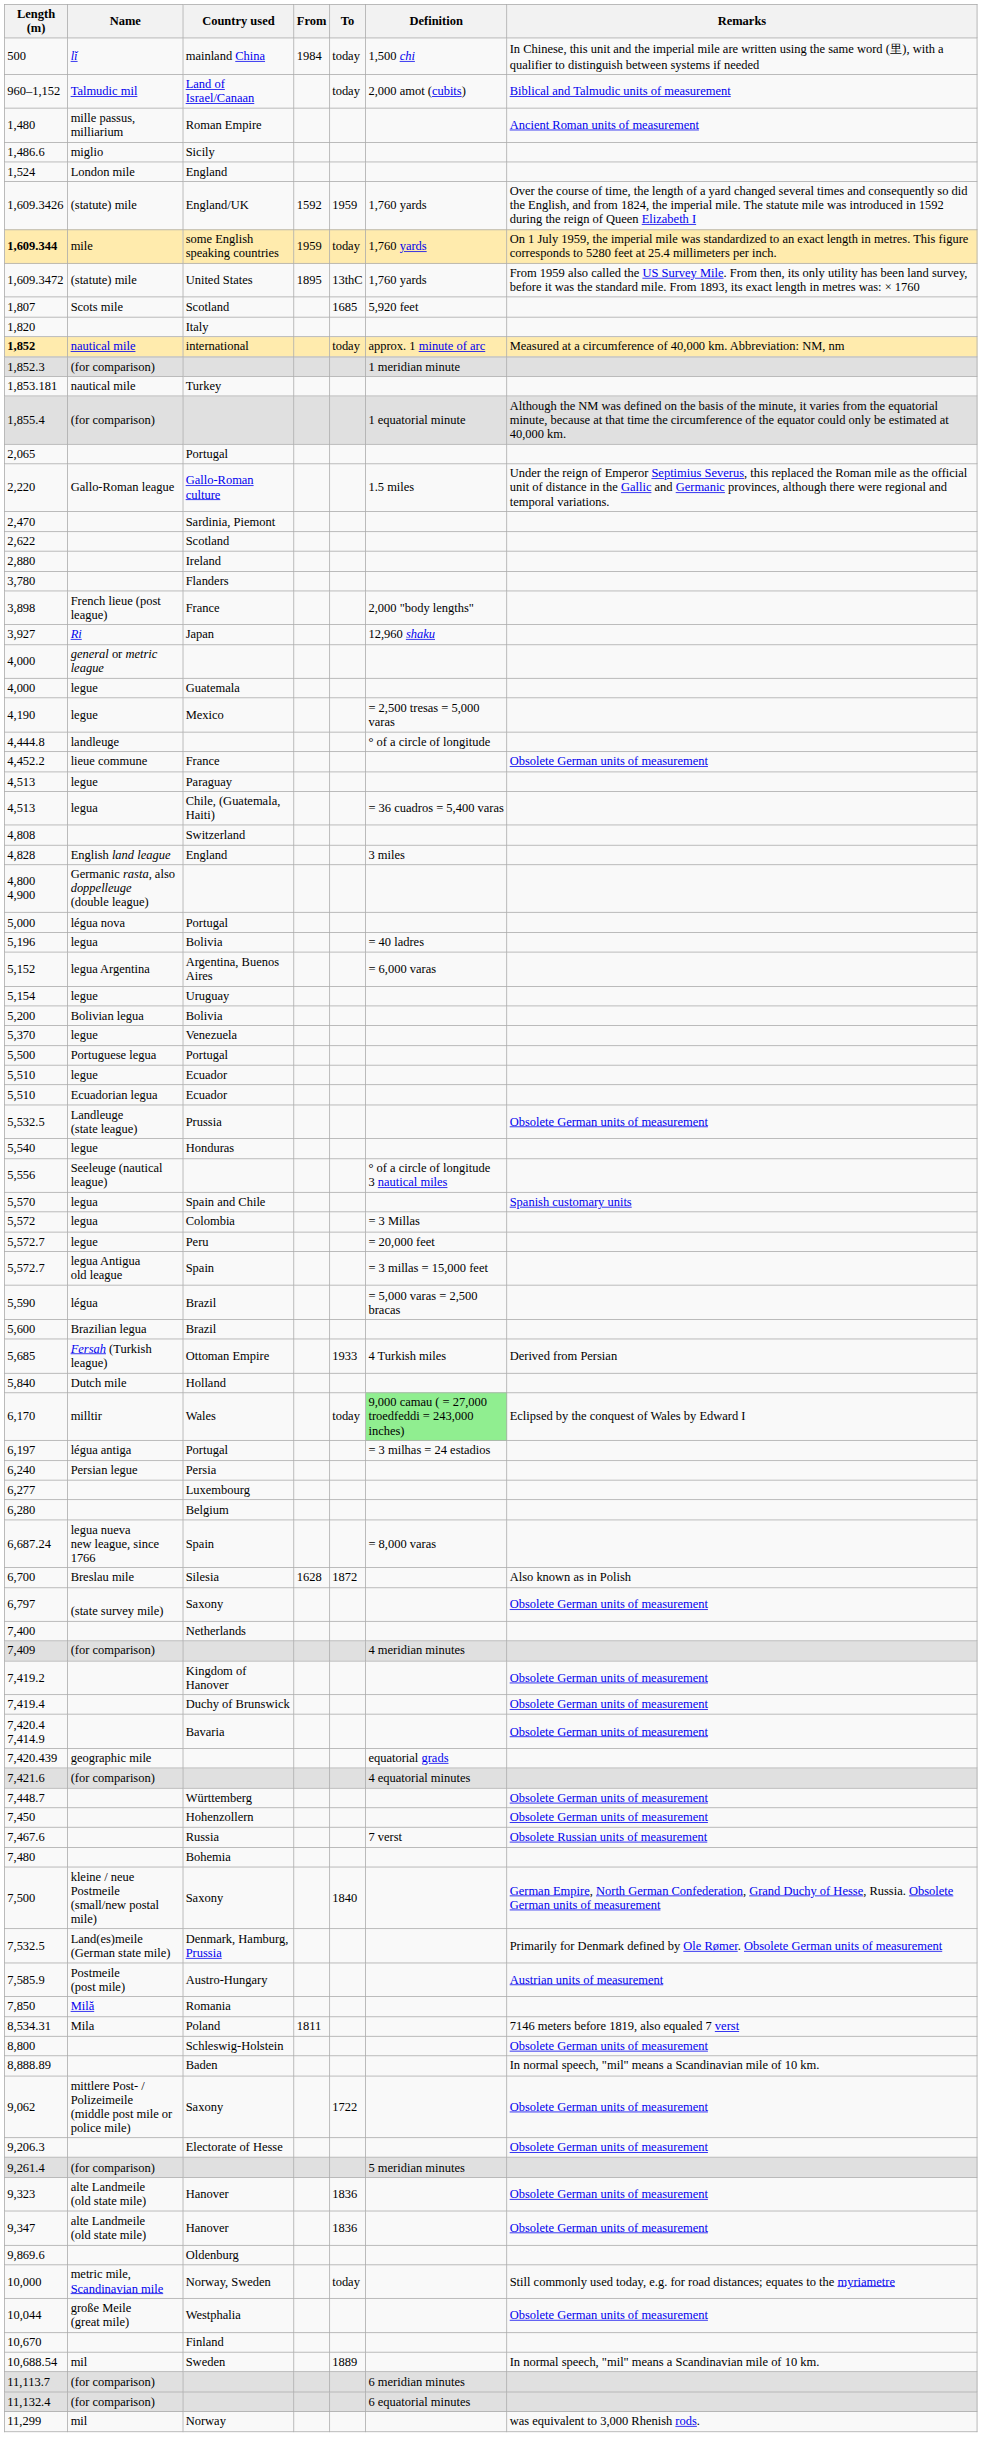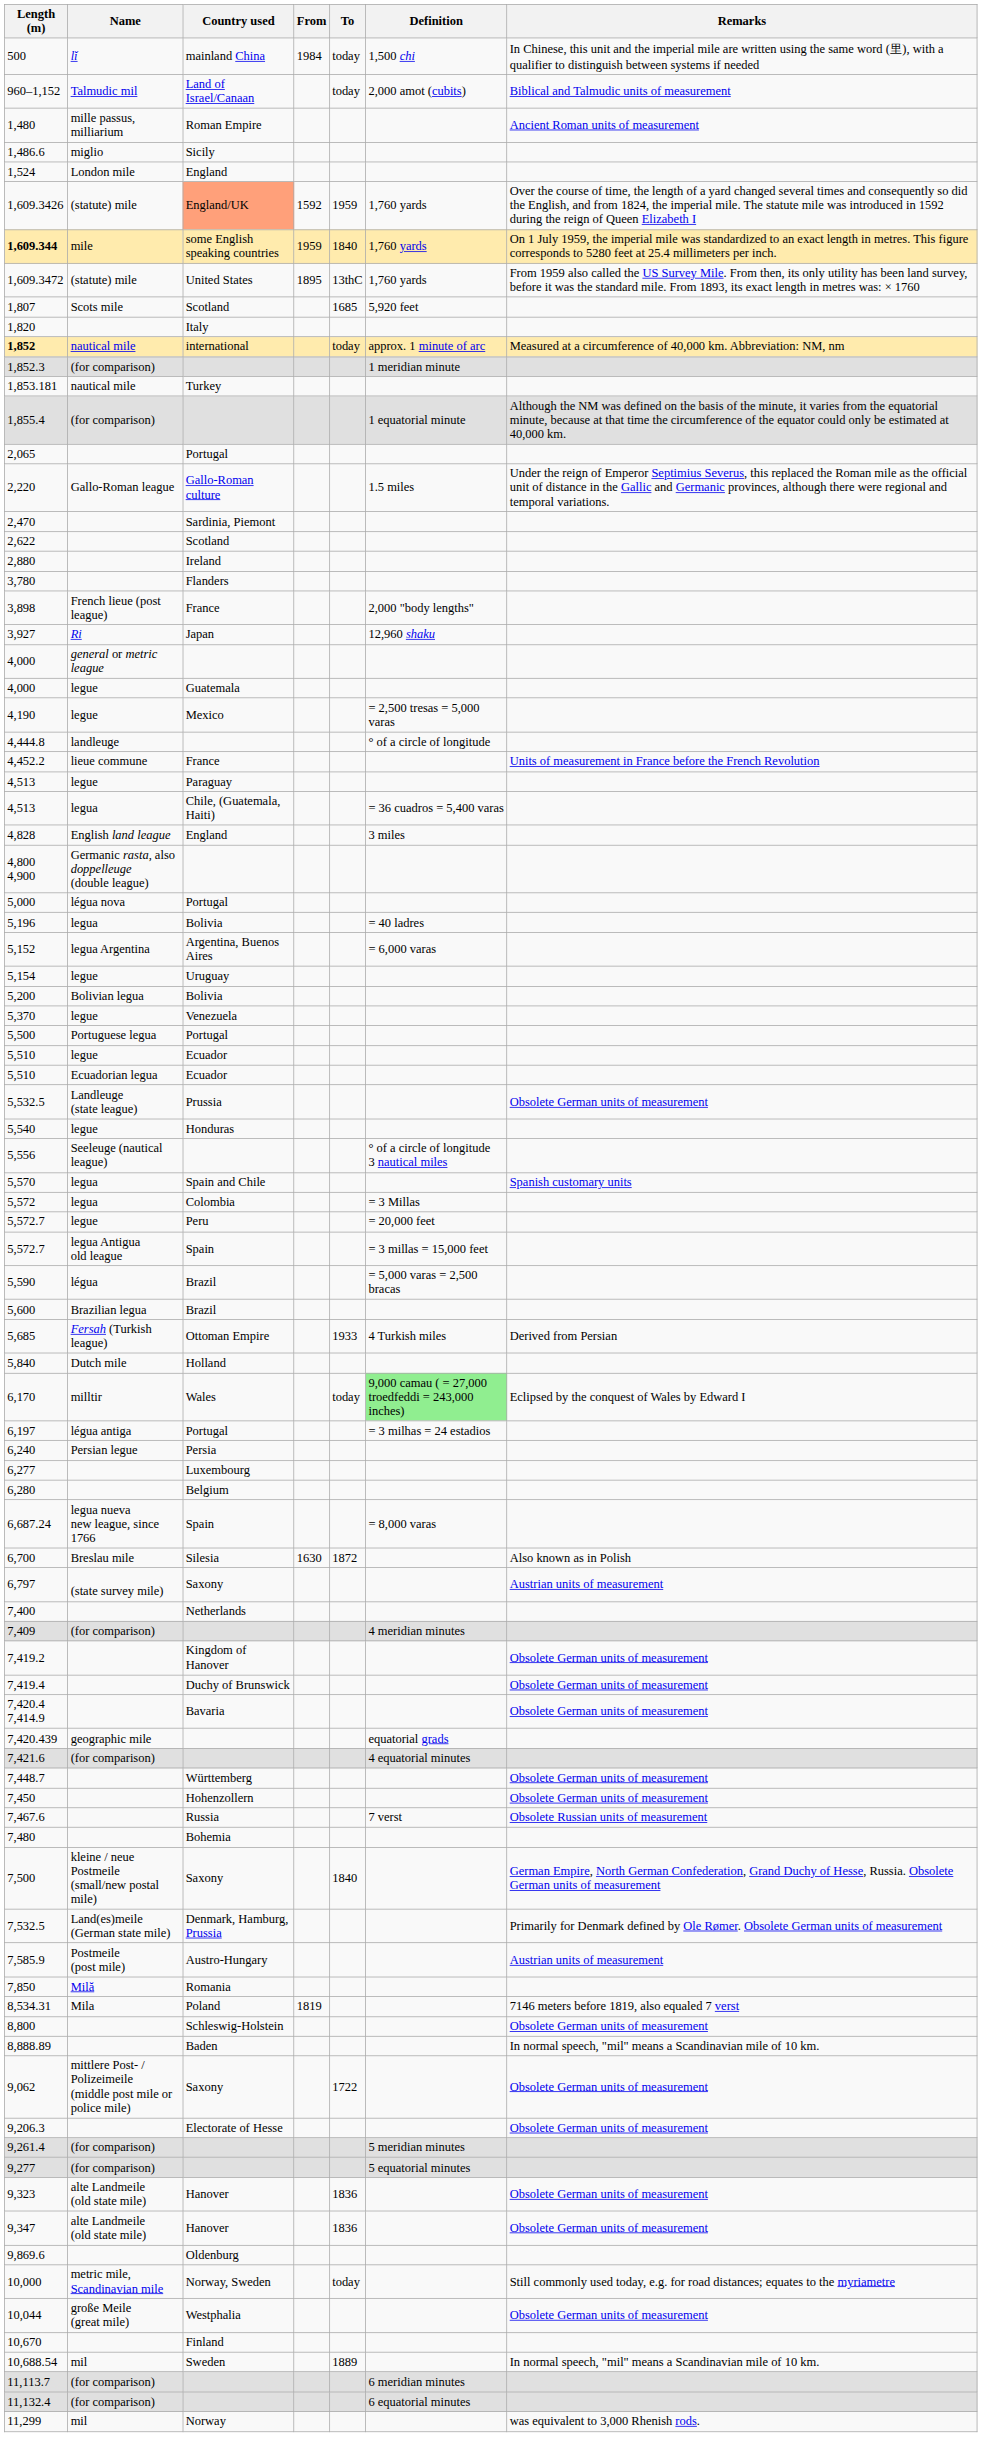(217, 205) no background -> (217, 205) lightsalmon background
(346, 246) today -> (345, 246) 1840
(609, 761) Obsolete German units of measurement -> (665, 761) Units of measurement in France before the French Revolution
- row: (21, 835)
(309, 1577) 1628 -> (309, 1557) 1630
(609, 1604) Obsolete German units of measurement -> (586, 1584) Austrian units of measurement
(309, 2026) 1811 -> (309, 2006) 1819
+ row: (21, 2167)
